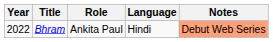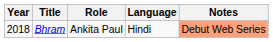(18, 29) 2022 -> (18, 29) 2018
